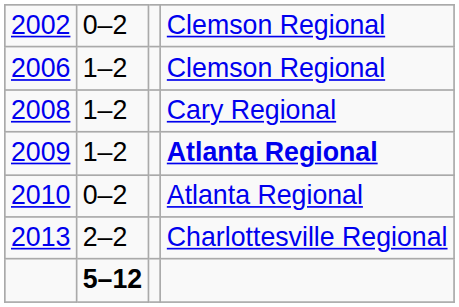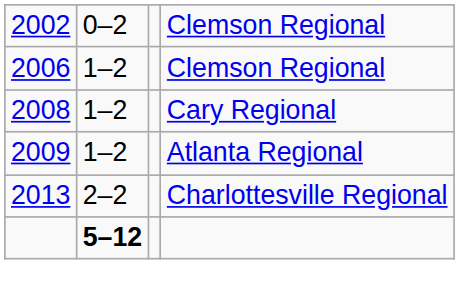(272, 152) bold -> (265, 152) normal
- row: (41, 195)
